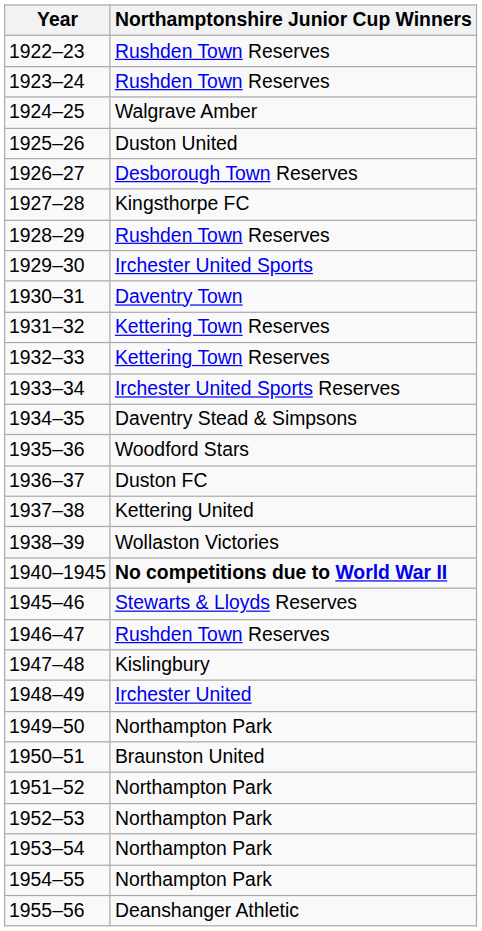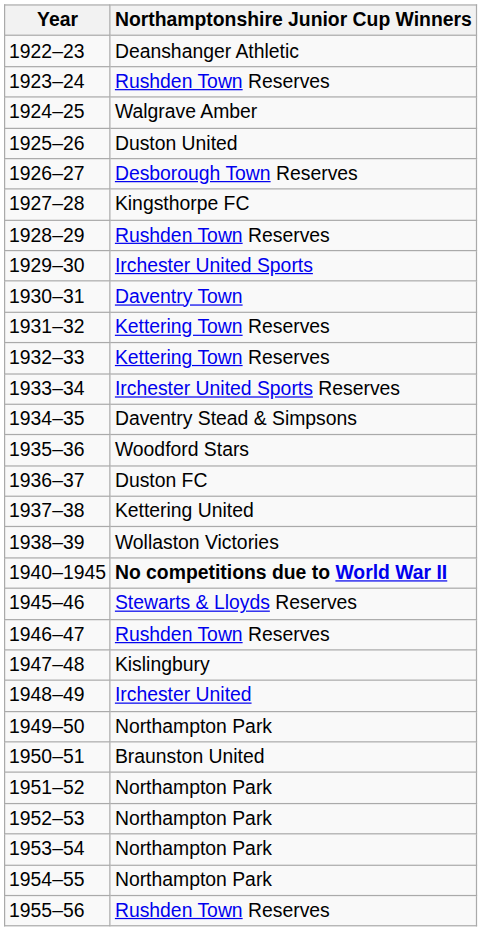(222, 50) Rushden Town Reserves -> (207, 50) Deanshanger Athletic
(207, 910) Deanshanger Athletic -> (222, 910) Rushden Town Reserves
